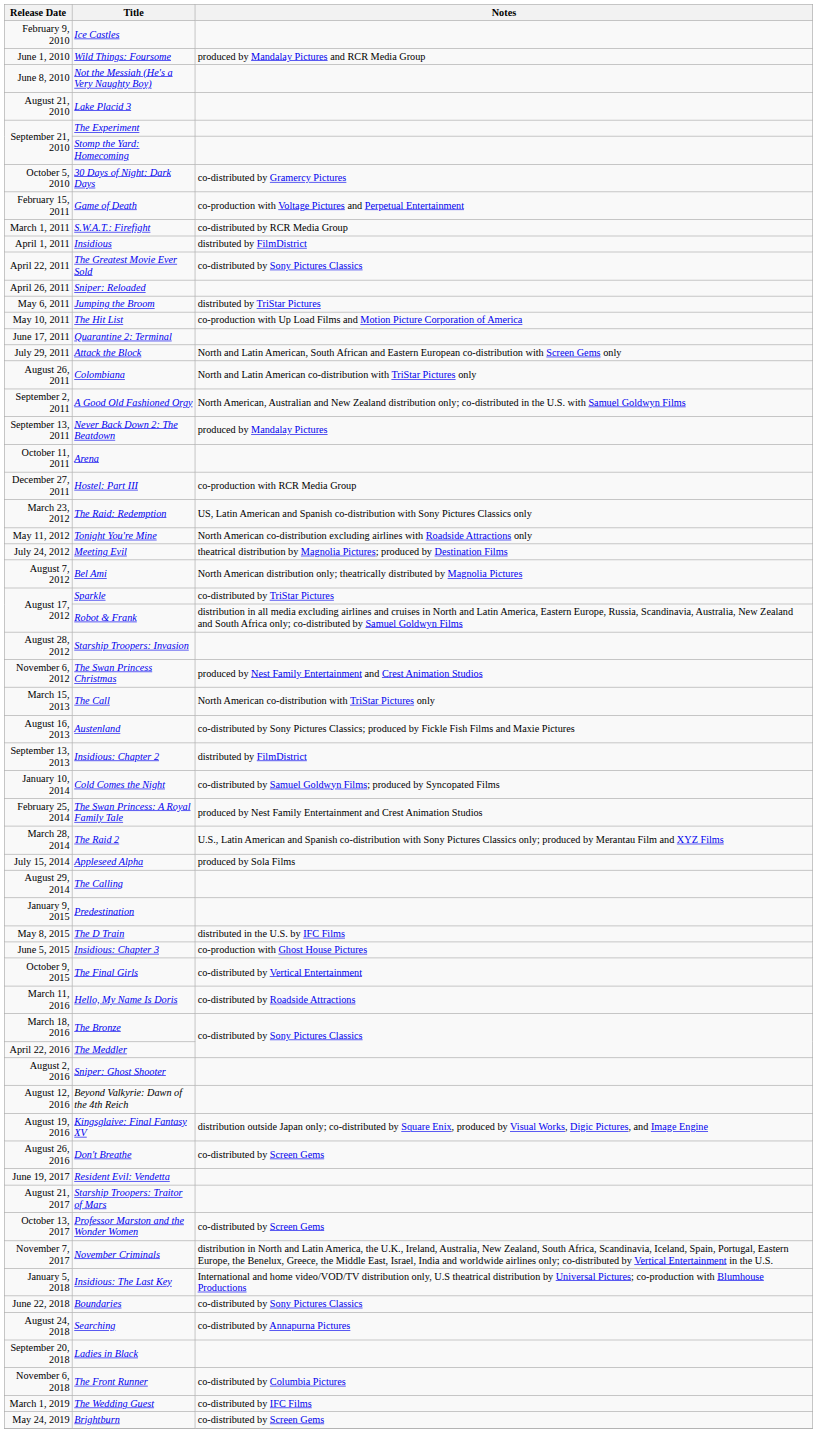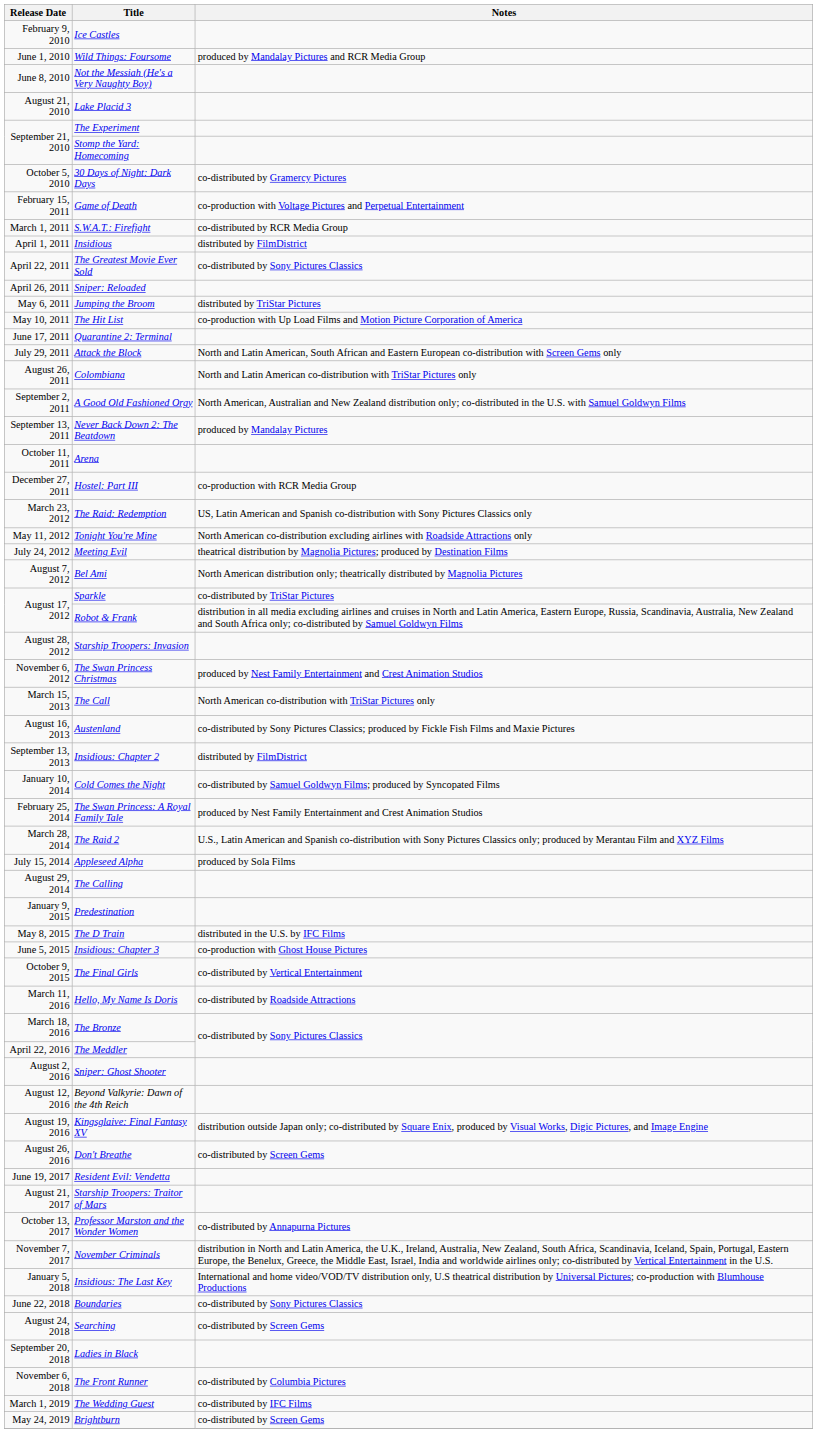(261, 1226) co-distributed by Screen Gems -> (274, 1226) co-distributed by Annapurna Pictures
(274, 1326) co-distributed by Annapurna Pictures -> (261, 1326) co-distributed by Screen Gems
